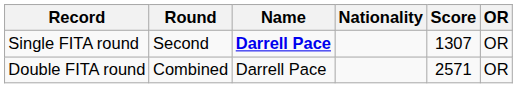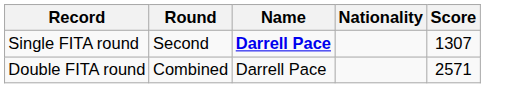- column: (496, 17)
